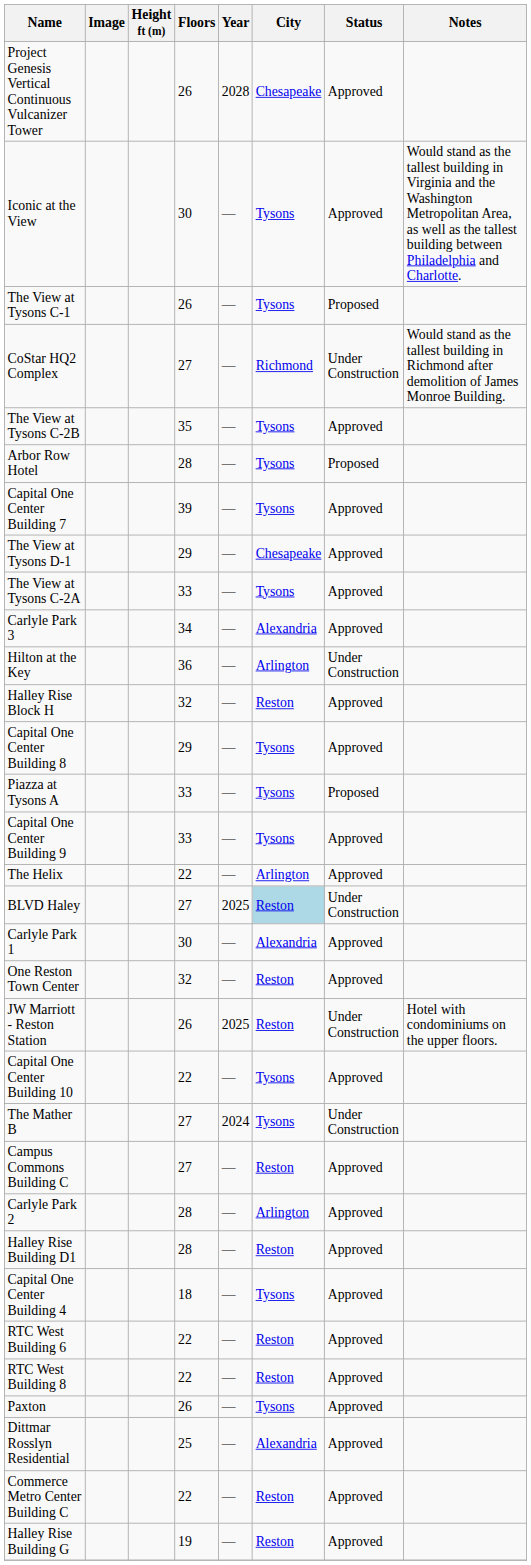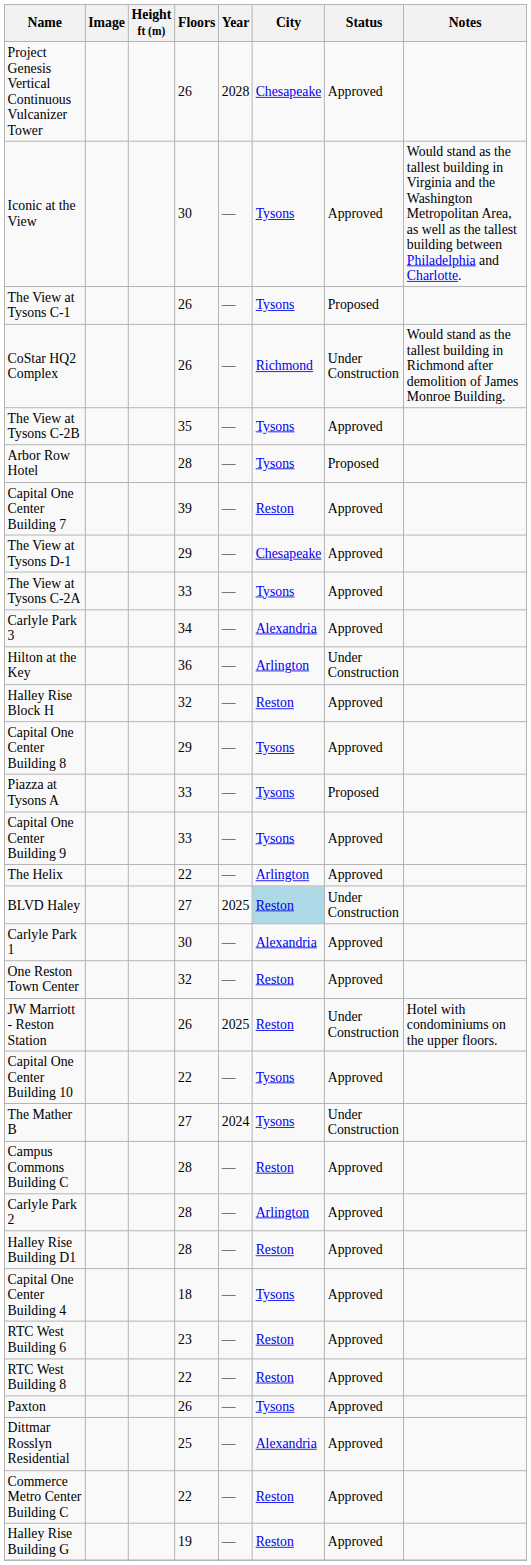(185, 365) 27 -> (185, 365) 26
(275, 508) Tysons -> (275, 508) Reston
(185, 1167) 27 -> (185, 1167) 28
(185, 1339) 22 -> (185, 1339) 23
